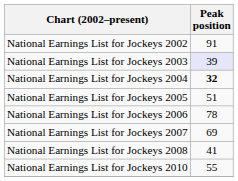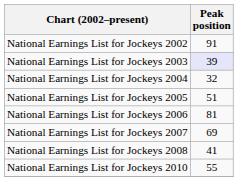(212, 79) bold -> (212, 79) normal
(212, 114) 78 -> (212, 114) 81
